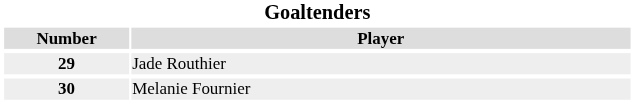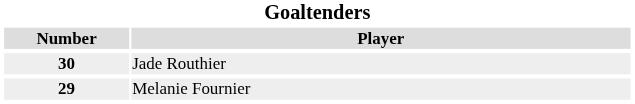(67, 63) 29 -> (67, 63) 30
(67, 89) 30 -> (67, 89) 29
